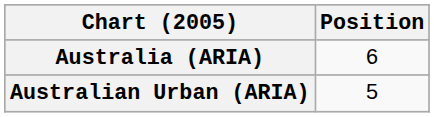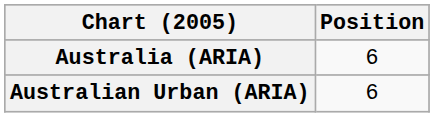(372, 93) 5 -> (372, 93) 6
